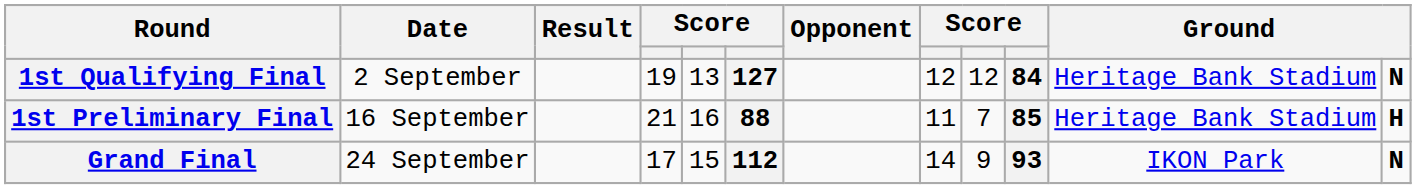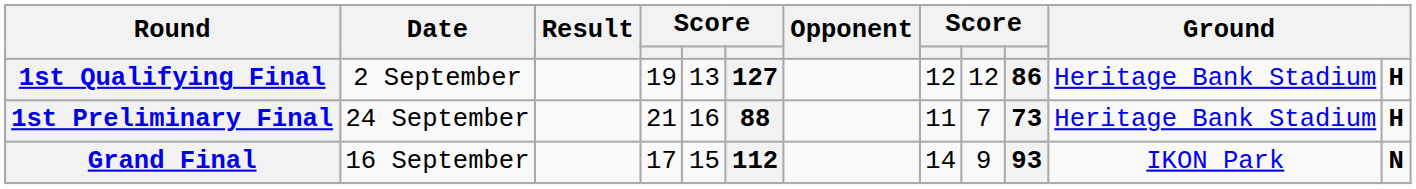(1027, 80) 84 -> (1027, 80) 86
(1396, 80) N -> (1396, 80) H
(437, 121) 16 September -> (437, 121) 24 September
(1027, 121) 85 -> (1027, 121) 73
(437, 162) 24 September -> (437, 162) 16 September
